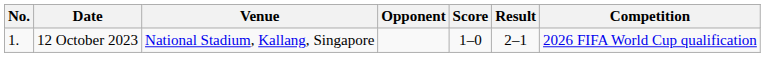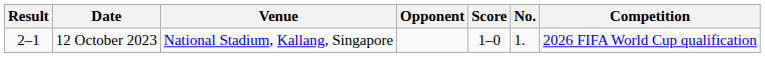columns swapped: (19, 16) <-> (516, 16)
